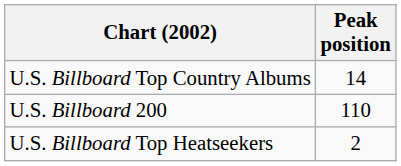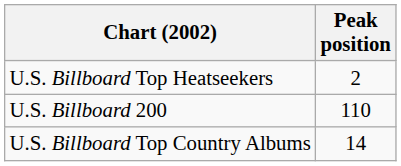rows swapped: (160, 77) <-> (141, 143)
